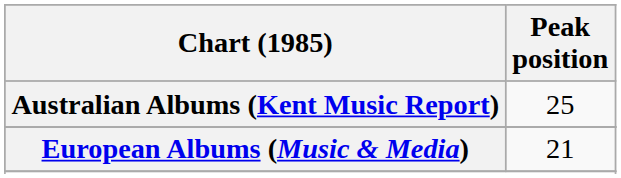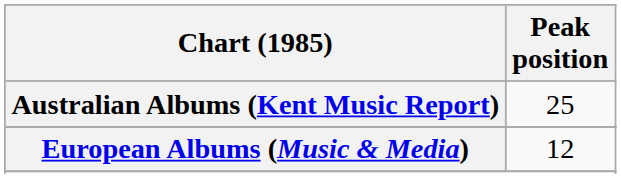(560, 148) 21 -> (560, 148) 12
